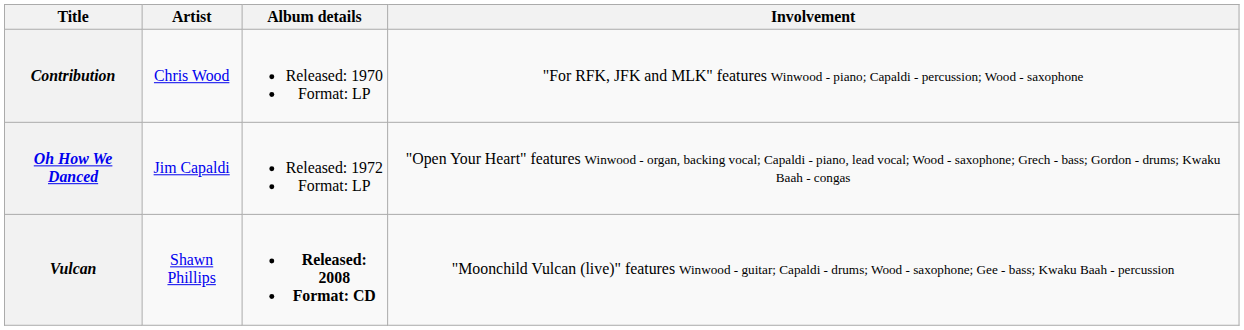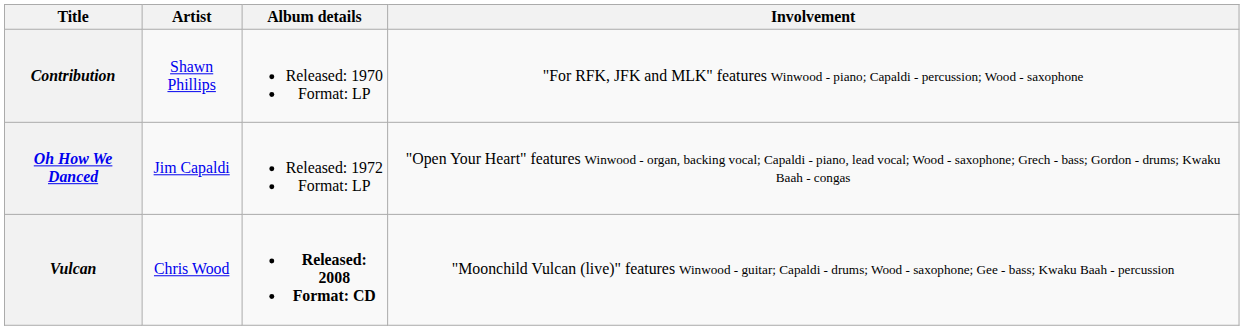(192, 75) Chris Wood -> (192, 75) Shawn Phillips
(192, 269) Shawn Phillips -> (192, 269) Chris Wood
